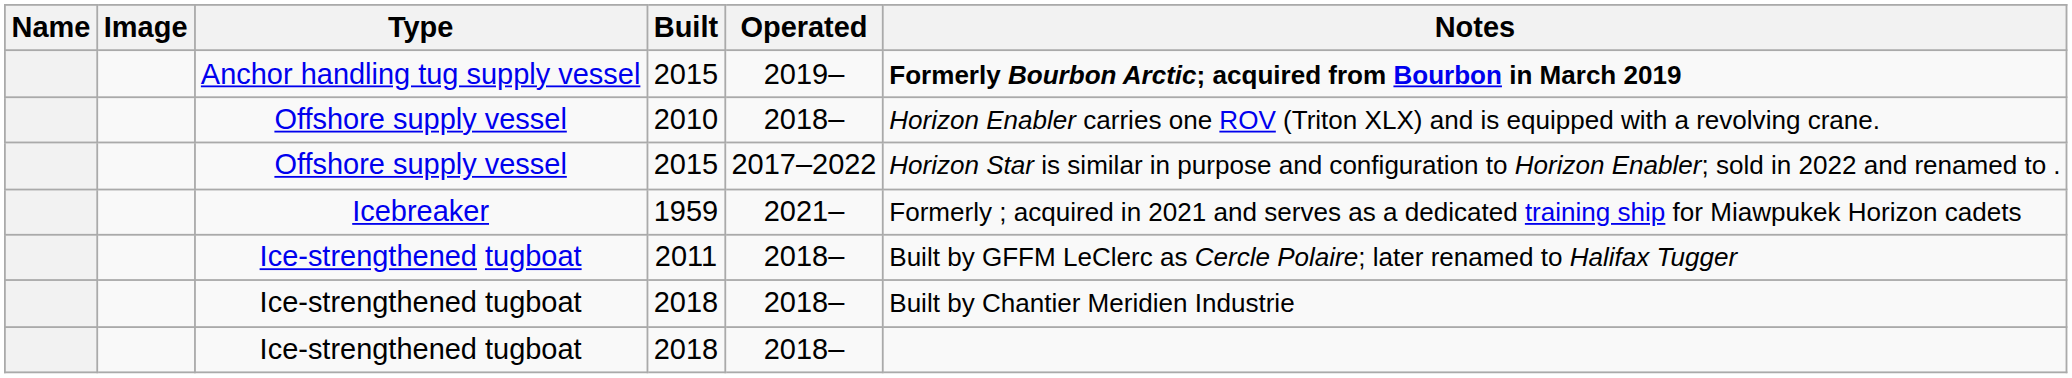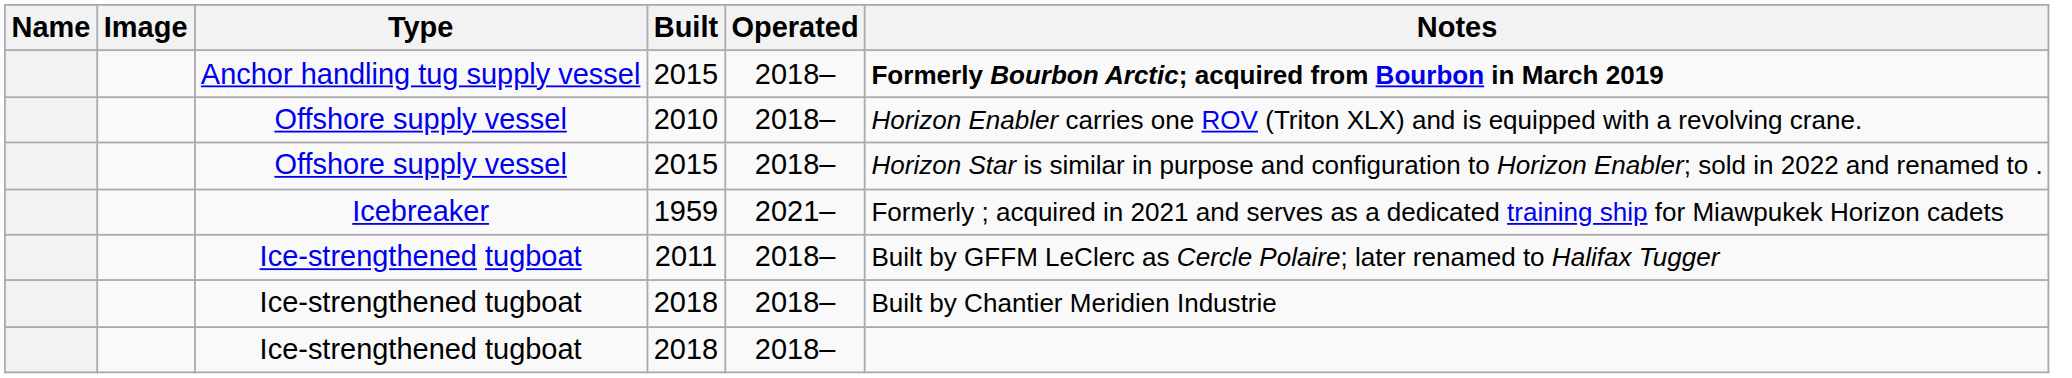(804, 73) 2019– -> (795, 73) 2018–
(804, 165) 2017–2022 -> (795, 165) 2018–
